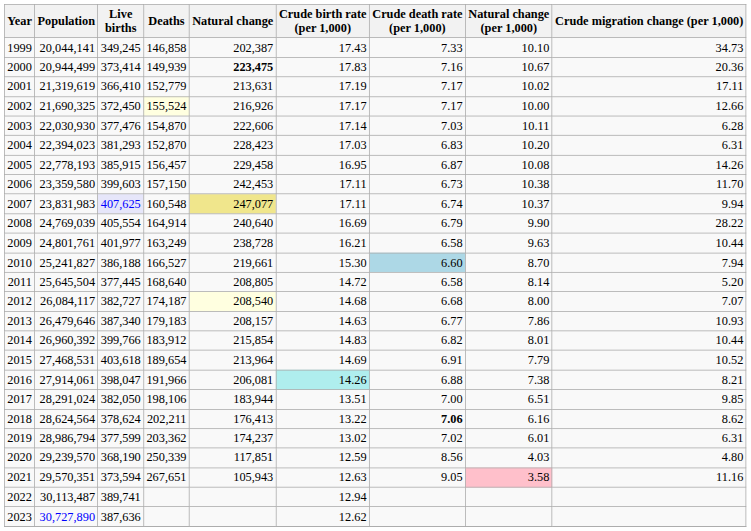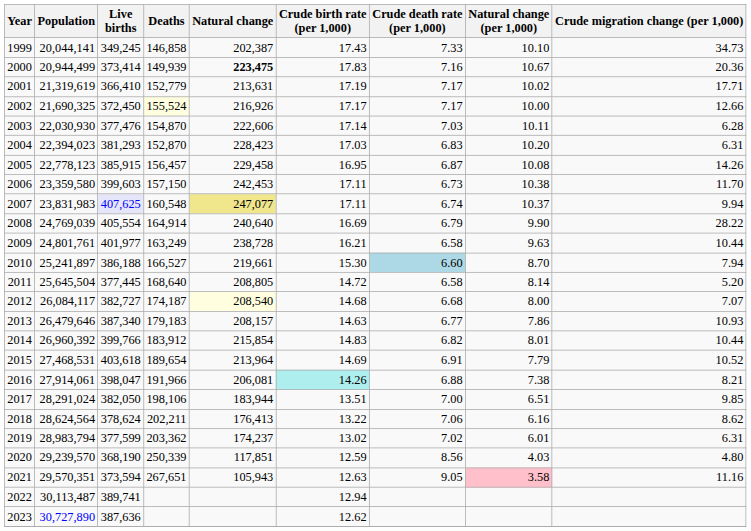(730, 86) 17.11 -> (729, 86) 17.71
(67, 164) 22,778,193 -> (67, 164) 22,778,123
(67, 262) 25,241,827 -> (67, 262) 25,241,897
(452, 418) bold -> (452, 418) normal
(67, 438) 28,986,794 -> (67, 438) 28,983,794
